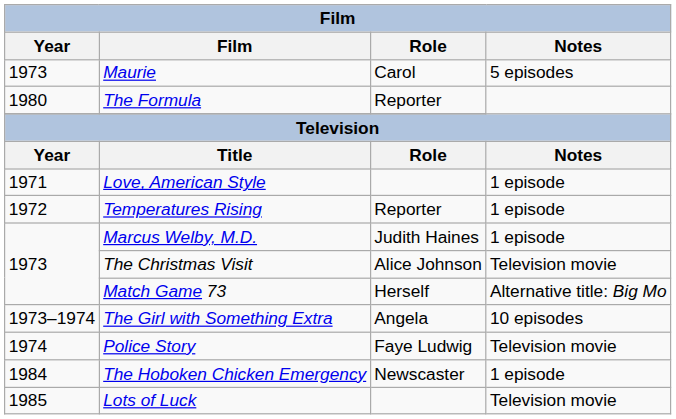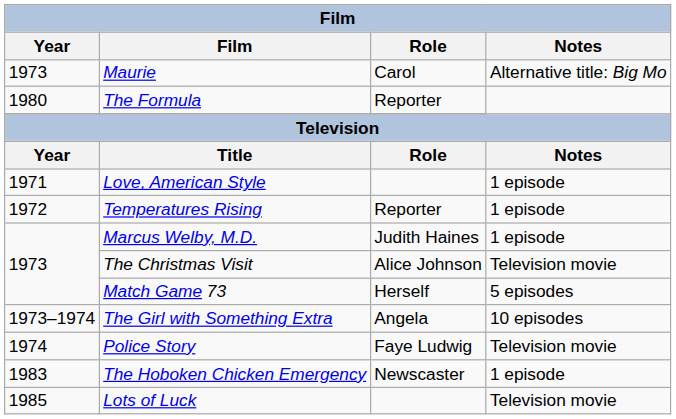(532, 73) 5 episodes -> (578, 73) Alternative title: Big Mo
(578, 292) Alternative title: Big Mo -> (532, 292) 5 episodes
(28, 374) 1984 -> (28, 374) 1983
